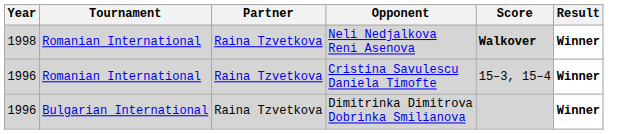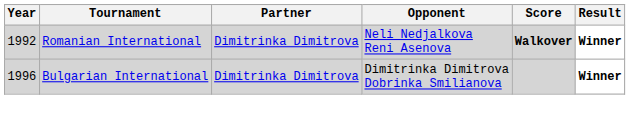(22, 42) 1998 -> (22, 42) 1992
(268, 42) Raina Tzvetkova -> (286, 42) Dimitrinka Dimitrova
- row: (393, 76)
(268, 111) Raina Tzvetkova -> (286, 76) Dimitrinka Dimitrova
